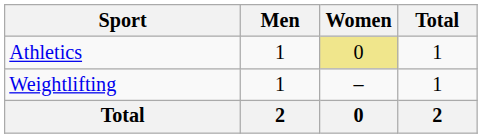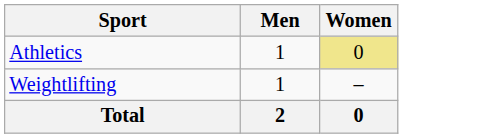- column: (437, 20)
